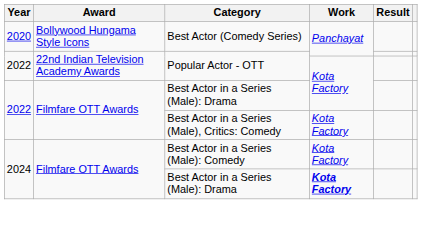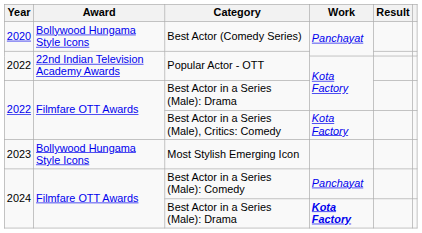+ row: (19, 154)
(330, 154) Kota Factory -> (338, 183) Panchayat
